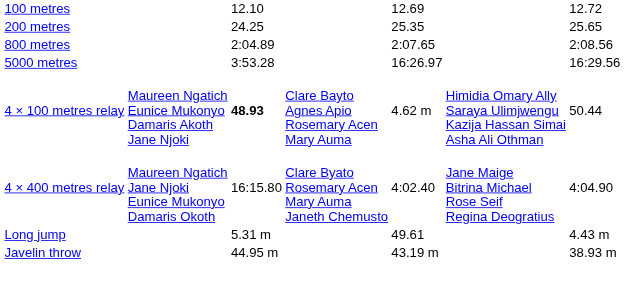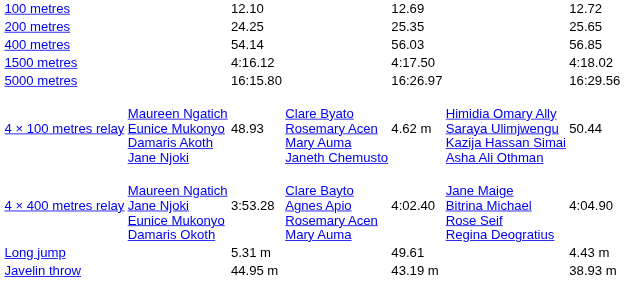+ row: (37, 45)
- row: (37, 45)
+ row: (41, 63)
(253, 63) 3:53.28 -> (256, 81) 16:15.80
(247, 110) bold -> (247, 128) normal
(332, 117) Clare Bayto Agnes Apio Rosemary Acen Mary Auma -> (337, 136) Clare Byato Rosemary Acen Mary Auma Janeth Chemusto
(256, 187) 16:15.80 -> (253, 205) 3:53.28
(337, 195) Clare Byato Rosemary Acen Mary Auma Janeth Chemusto -> (332, 213) Clare Bayto Agnes Apio Rosemary Acen Mary Auma
